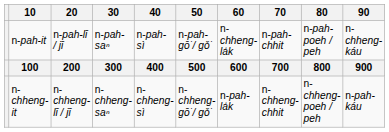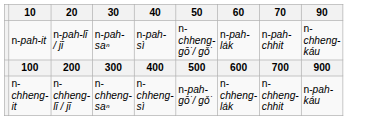- column: (322, 12)
(194, 40) n-pah-gō͘ / gǒ͘ -> (197, 40) n-chheng-gō͘ / gǒ͘
(239, 40) n-chheng-la̍k -> (235, 40) n-pah-la̍k
(197, 101) n-chheng-gō͘ / gǒ͘ -> (194, 95) n-pah-gō͘ / gǒ͘
(235, 101) n-pah-la̍k -> (239, 95) n-chheng-la̍k
